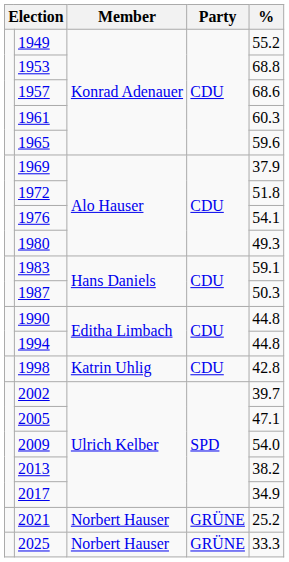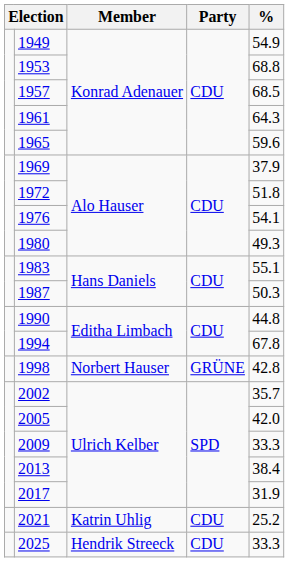(266, 42) 55.2 -> (266, 42) 54.9
(266, 92) 68.6 -> (266, 92) 68.5
(266, 117) 60.3 -> (266, 117) 64.3
(266, 268) 59.1 -> (266, 268) 55.1
(266, 343) 44.8 -> (266, 343) 67.8
(111, 368) Katrin Uhlig -> (120, 368) Norbert Hauser
(207, 368) CDU -> (218, 368) GRÜNE
(266, 393) 39.7 -> (266, 393) 35.7
(266, 419) 47.1 -> (266, 419) 42.0
(266, 444) 54.0 -> (266, 444) 33.3
(266, 469) 38.2 -> (266, 469) 38.4
(266, 494) 34.9 -> (266, 494) 31.9
(120, 519) Norbert Hauser -> (111, 519) Katrin Uhlig
(218, 519) GRÜNE -> (207, 519) CDU
(120, 544) Norbert Hauser -> (123, 544) Hendrik Streeck
(218, 544) GRÜNE -> (207, 544) CDU
